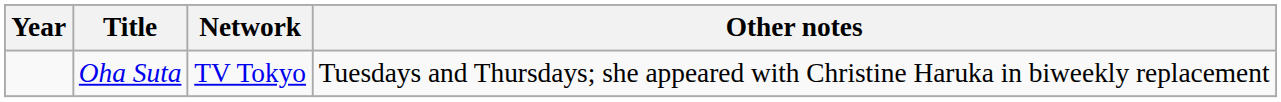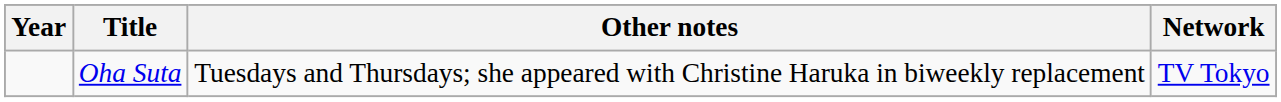columns swapped: (250, 27) <-> (794, 27)
